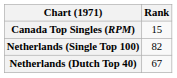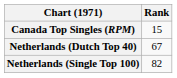rows swapped: (73, 64) <-> (73, 47)
